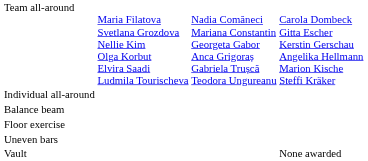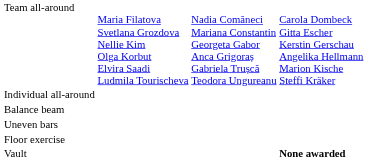rows swapped: (35, 124) <-> (31, 139)
(310, 154) normal -> (312, 154) bold
